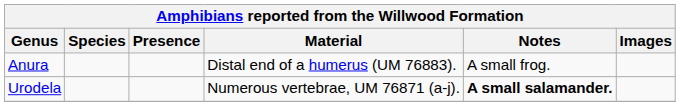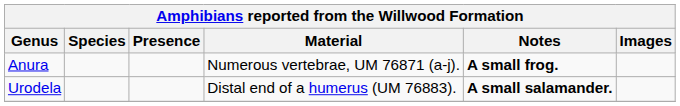(332, 64) Distal end of a humerus (UM 76883). -> (334, 64) Numerous vertebrae, UM 76871 (a-j).
(509, 64) normal -> (513, 64) bold
(334, 88) Numerous vertebrae, UM 76871 (a-j). -> (332, 88) Distal end of a humerus (UM 76883).
